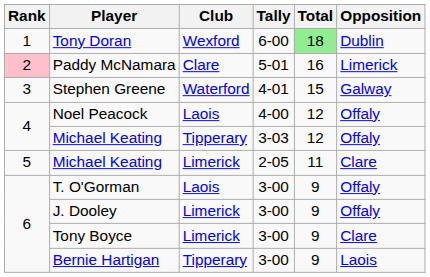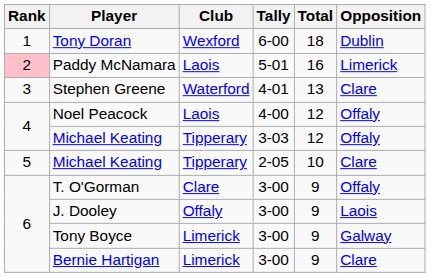(315, 41) lightgreen background -> (315, 41) no background
(201, 65) Clare -> (201, 65) Laois
(315, 89) 15 -> (315, 89) 13
(366, 89) Galway -> (359, 89) Clare
(211, 162) Limerick -> (215, 162) Tipperary
(315, 162) 11 -> (315, 162) 10
(201, 187) Laois -> (201, 187) Clare
(211, 211) Limerick -> (203, 211) Offaly
(360, 211) Offaly -> (359, 211) Laois
(359, 235) Clare -> (366, 235) Galway
(215, 260) Tipperary -> (211, 260) Limerick
(359, 260) Laois -> (359, 260) Clare
